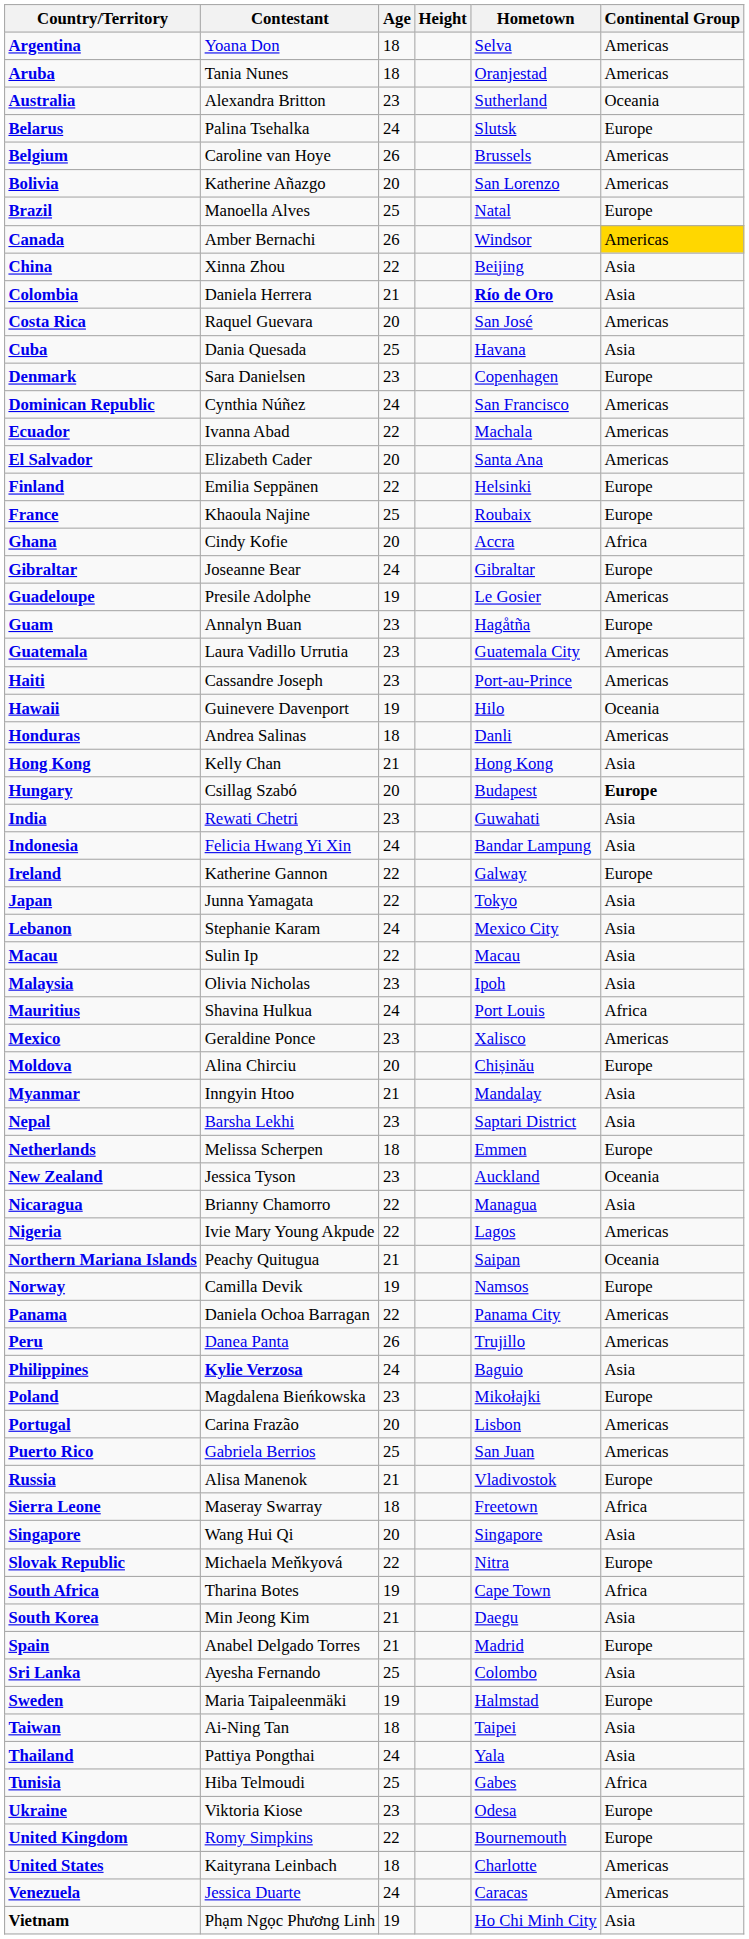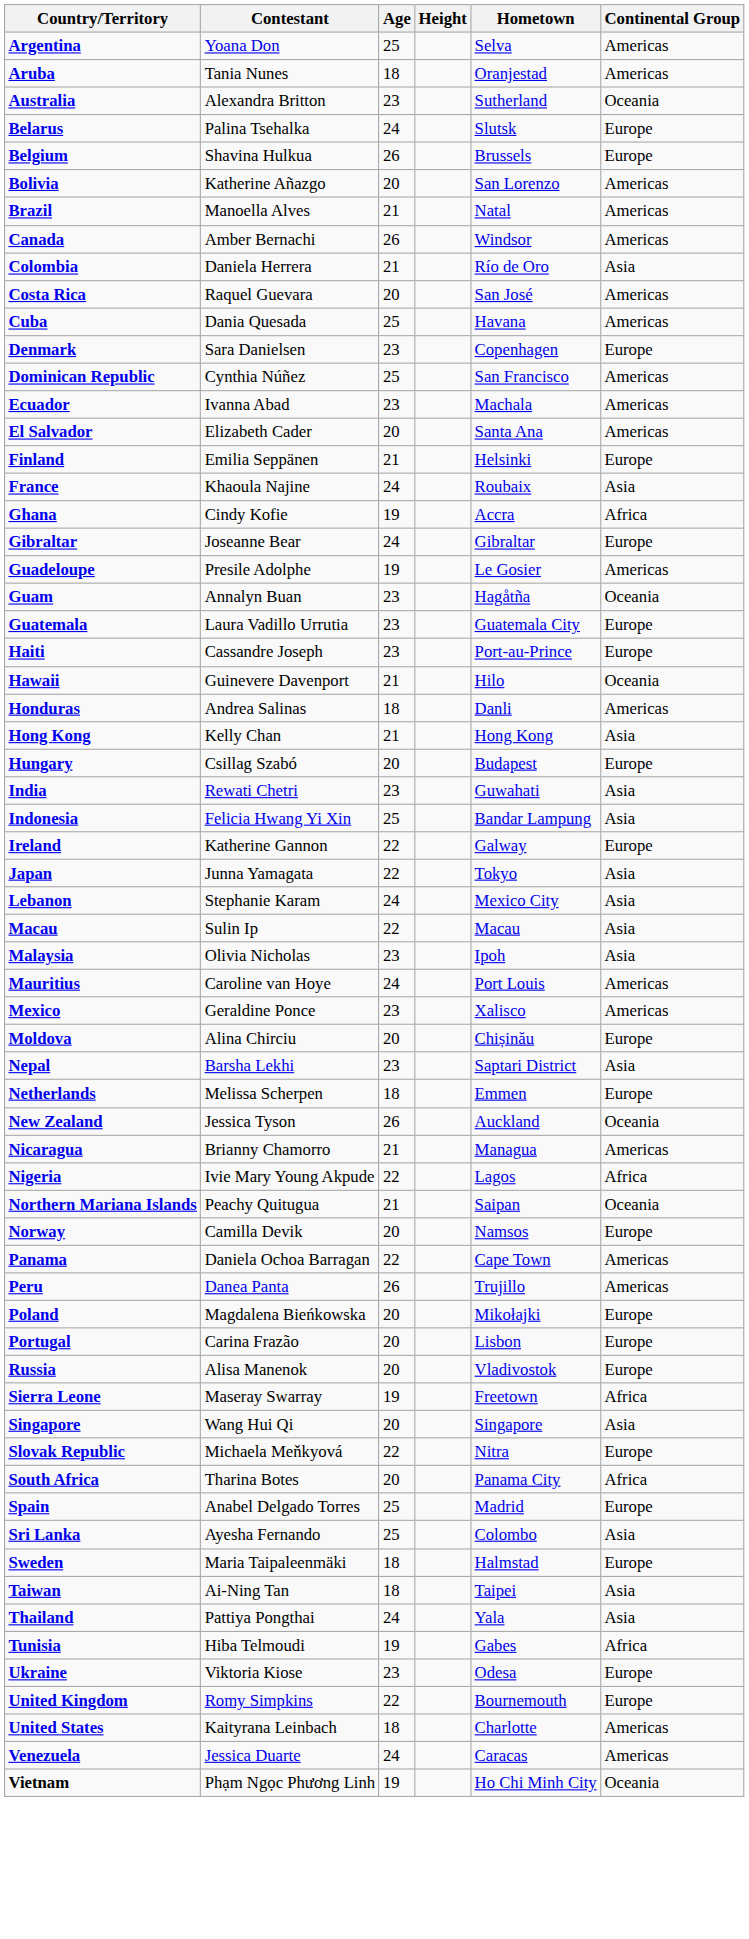(391, 46) 18 -> (391, 46) 25
(268, 156) Caroline van Hoye -> (258, 156) Shavina Hulkua
(636, 156) Americas -> (629, 156) Europe
(391, 211) 25 -> (391, 211) 21
(629, 211) Europe -> (636, 211) Americas
(636, 239) gold background -> (636, 239) no background
- row: (30, 266)
(514, 294) bold -> (512, 266) normal
(620, 349) Asia -> (636, 321) Americas
(391, 404) 24 -> (391, 376) 25
(391, 432) 22 -> (391, 404) 23
(391, 487) 22 -> (391, 459) 21
(391, 514) 25 -> (391, 487) 24
(629, 514) Europe -> (620, 487) Asia
(391, 542) 20 -> (391, 514) 19
(629, 624) Europe -> (632, 597) Oceania
(636, 652) Americas -> (629, 624) Europe
(636, 680) Americas -> (629, 652) Europe
(391, 707) 19 -> (391, 680) 21
(631, 790) bold -> (629, 762) normal
(391, 845) 24 -> (391, 817) 25
(258, 1010) Shavina Hulkua -> (268, 983) Caroline van Hoye
(626, 1010) Africa -> (636, 983) Americas
- row: (44, 1093)
(391, 1176) 23 -> (391, 1121) 26
(391, 1203) 22 -> (391, 1148) 21
(620, 1203) Asia -> (636, 1148) Americas
(636, 1231) Americas -> (626, 1176) Africa
(391, 1286) 19 -> (391, 1231) 20
(518, 1314) Panama City -> (513, 1259) Cape Town
- row: (48, 1369)
(391, 1396) 23 -> (391, 1314) 20
(636, 1424) Americas -> (629, 1341) Europe
- row: (51, 1452)
(391, 1479) 21 -> (391, 1369) 20
(391, 1507) 18 -> (391, 1396) 19
(391, 1589) 19 -> (391, 1479) 20
(513, 1589) Cape Town -> (518, 1479) Panama City
- row: (54, 1617)
(391, 1645) 21 -> (391, 1507) 25
(391, 1700) 19 -> (391, 1562) 18
(391, 1782) 25 -> (391, 1645) 19
(620, 1920) Asia -> (632, 1782) Oceania
